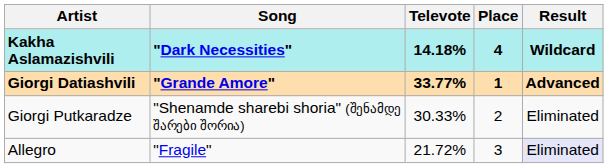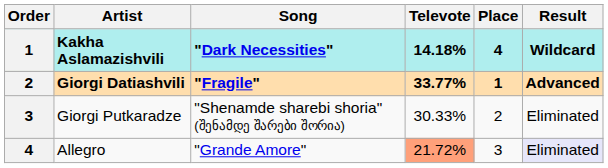+ column: (29, 16)
(214, 83) "Grande Amore" -> (227, 83) "Fragile"
(182, 150) "Fragile" -> (250, 150) "Grande Amore"
(440, 150) no background -> (440, 150) lightsalmon background
